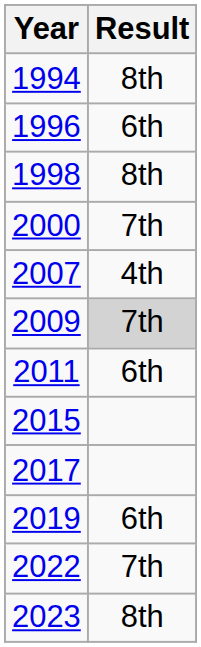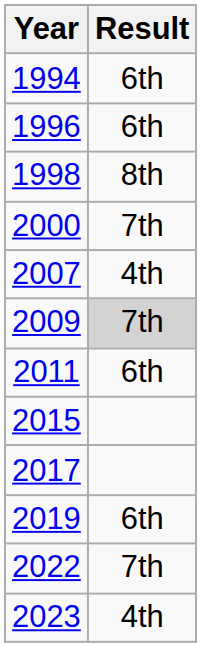(142, 77) 8th -> (142, 77) 6th
(142, 616) 8th -> (142, 616) 4th
